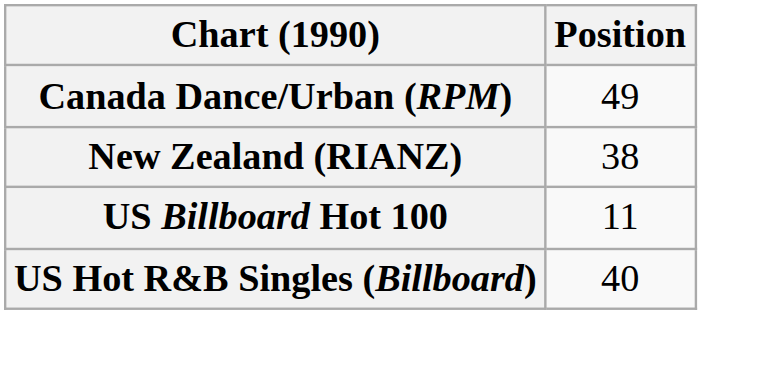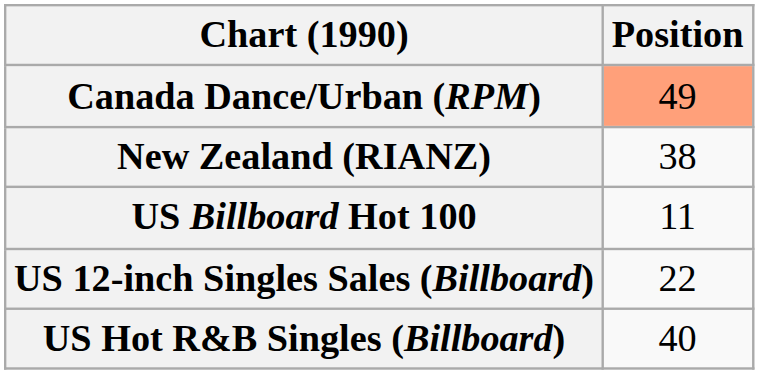(620, 95) no background -> (678, 95) lightsalmon background
+ row: (304, 277)
